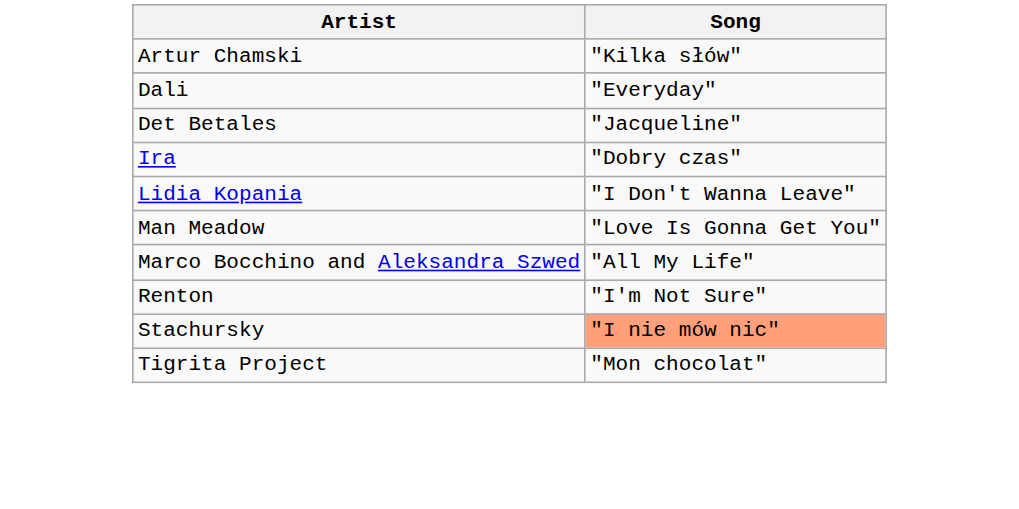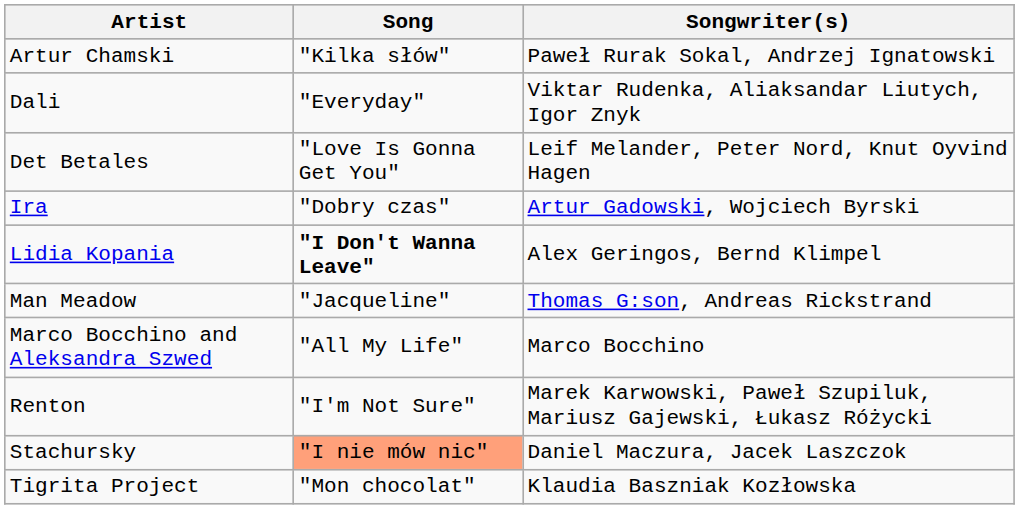+ column: (768, 22)
(666, 125) "Jacqueline" -> (387, 161) "Love Is Gonna Get You"
(723, 194) normal -> (387, 254) bold
(736, 228) "Love Is Gonna Get You" -> (375, 301) "Jacqueline"
